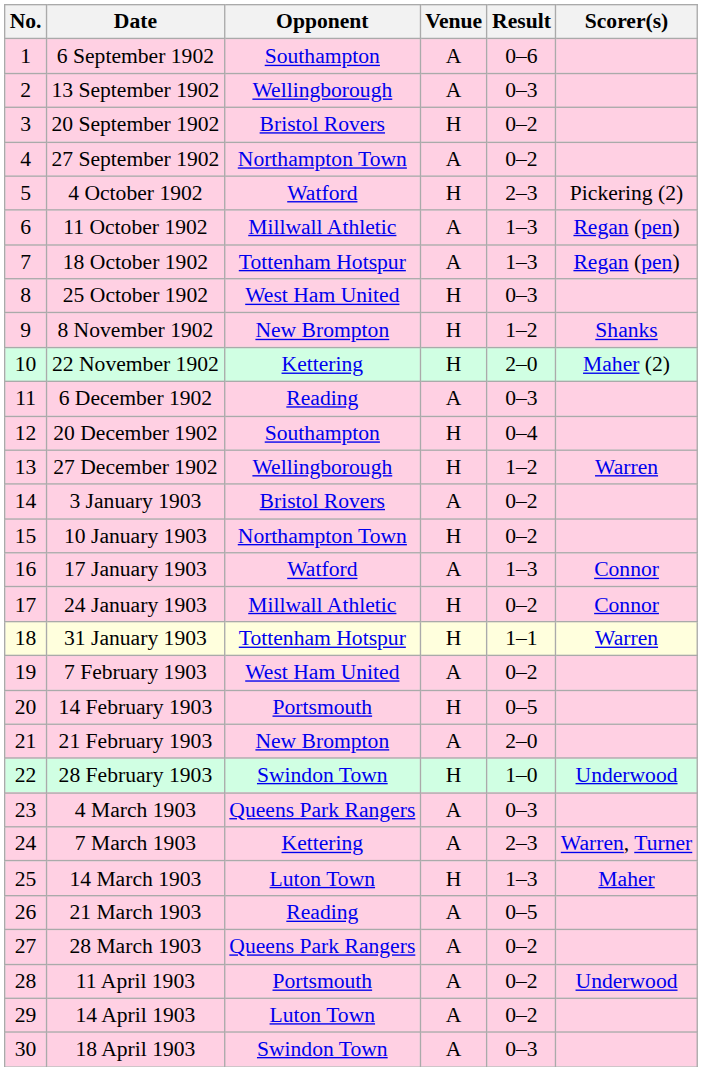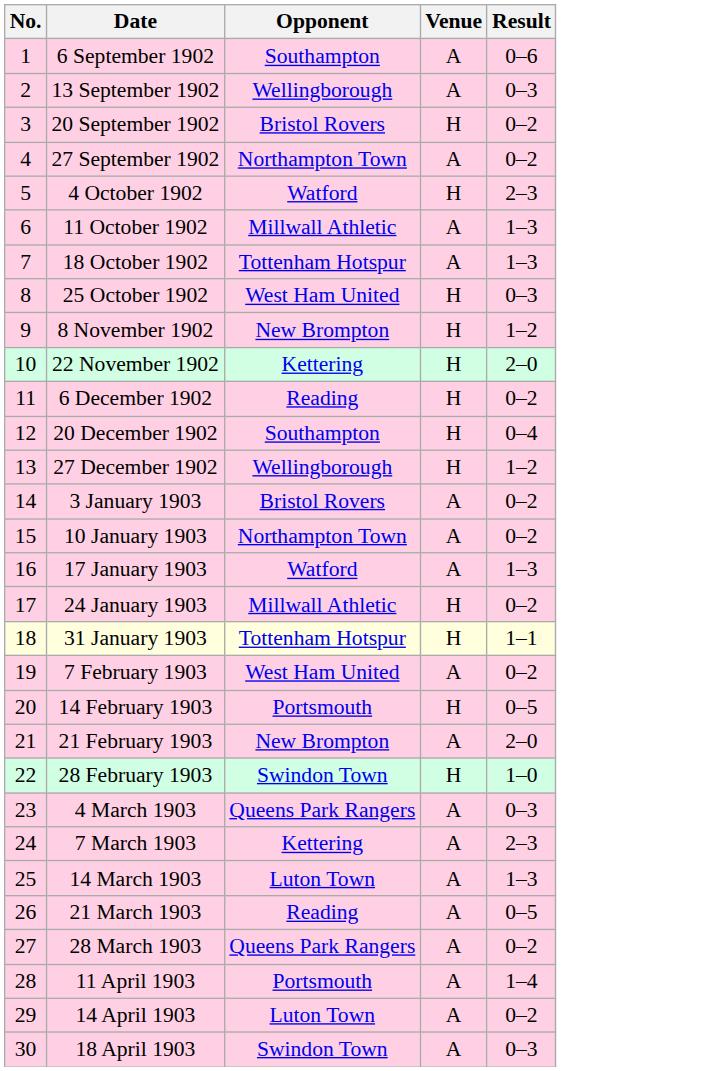- column: (627, 21)
(454, 398) A -> (454, 398) H
(521, 398) 0–3 -> (521, 398) 0–2
(454, 535) H -> (454, 535) A
(454, 878) H -> (454, 878) A
(521, 980) 0–2 -> (521, 980) 1–4
